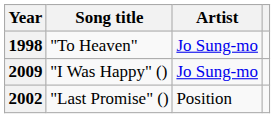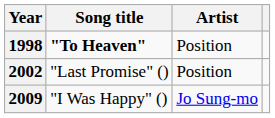(94, 44) normal -> (98, 44) bold
(217, 44) Jo Sung-mo -> (204, 44) Position
rows swapped: (25, 98) <-> (25, 71)
